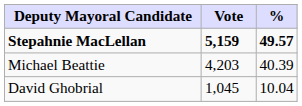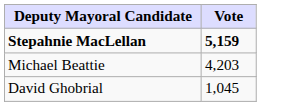- column: (277, 16)
